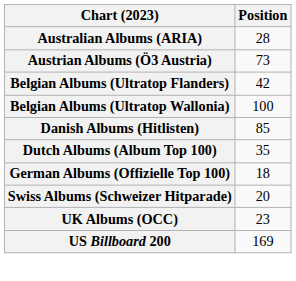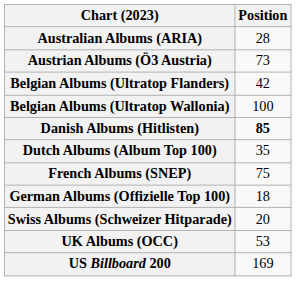(263, 128) normal -> (263, 128) bold
+ row: (120, 173)
(263, 219) 23 -> (263, 241) 53
